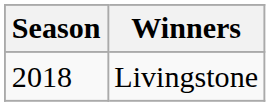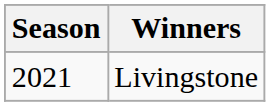(42, 76) 2018 -> (42, 76) 2021
